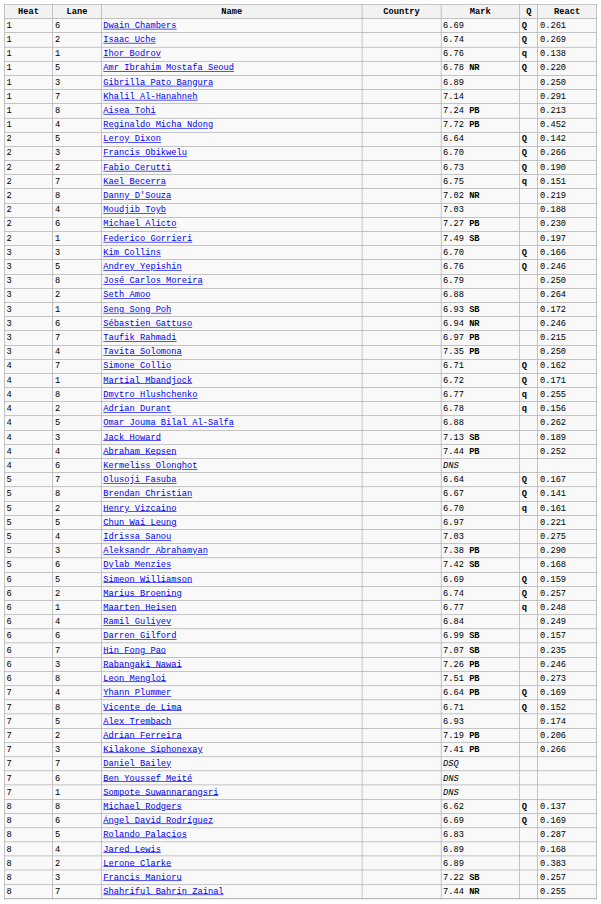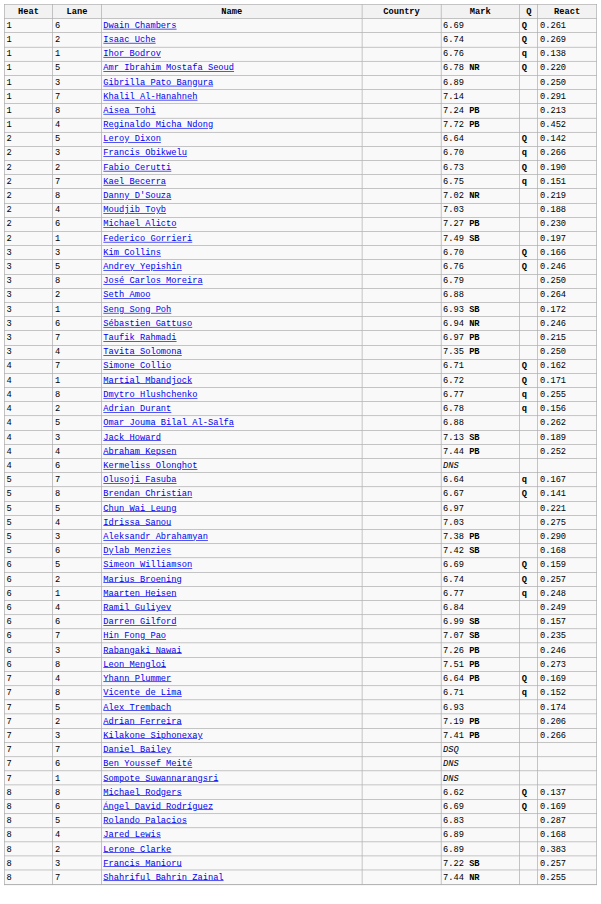(524, 153) Q -> (524, 153) q
(524, 480) Q -> (524, 480) q
- row: (140, 508)
(524, 707) Q -> (524, 693) q
